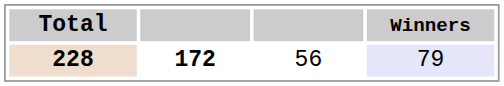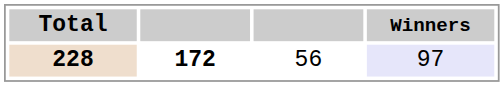(431, 60) 79 -> (431, 60) 97
